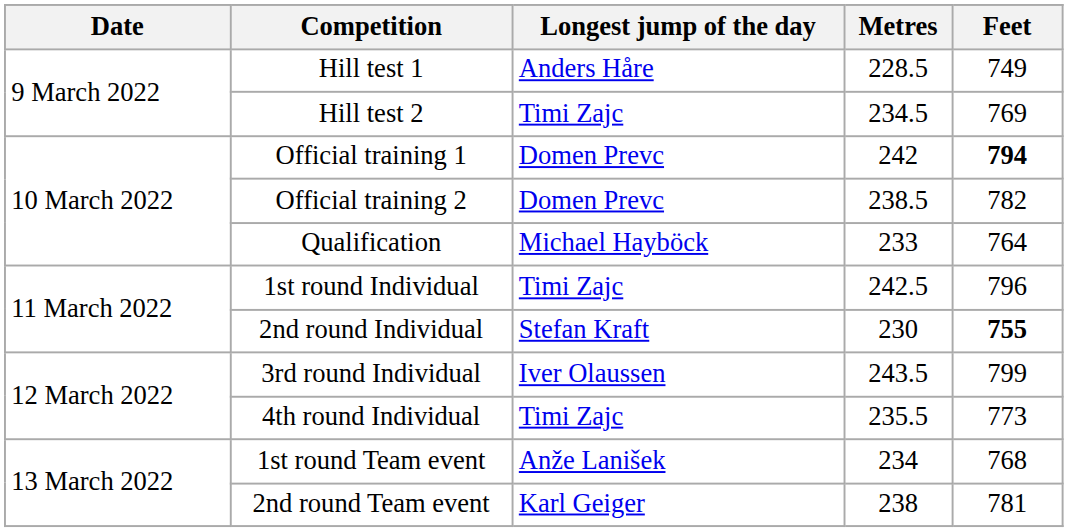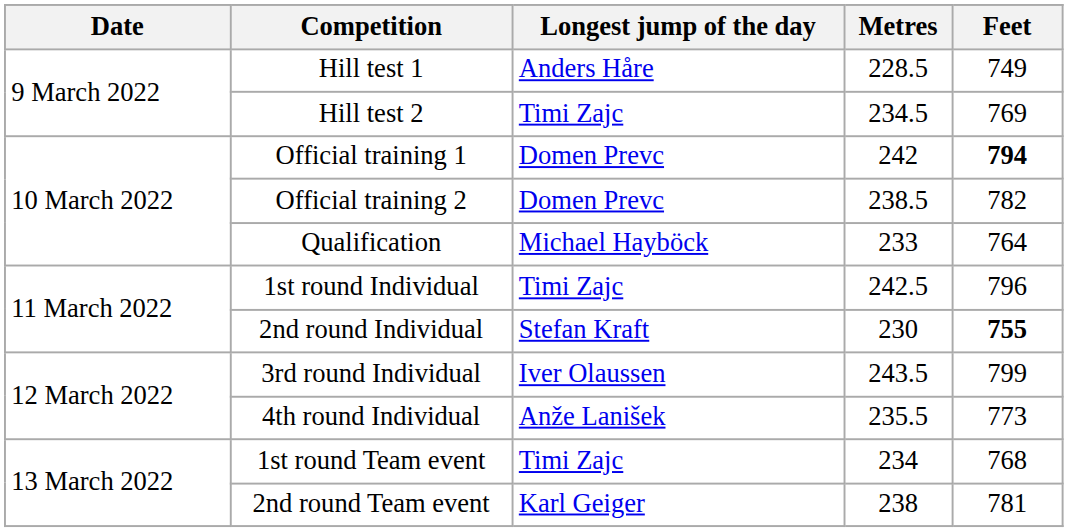(571, 416) Timi Zajc -> (592, 416) Anže Lanišek
(592, 460) Anže Lanišek -> (571, 460) Timi Zajc
